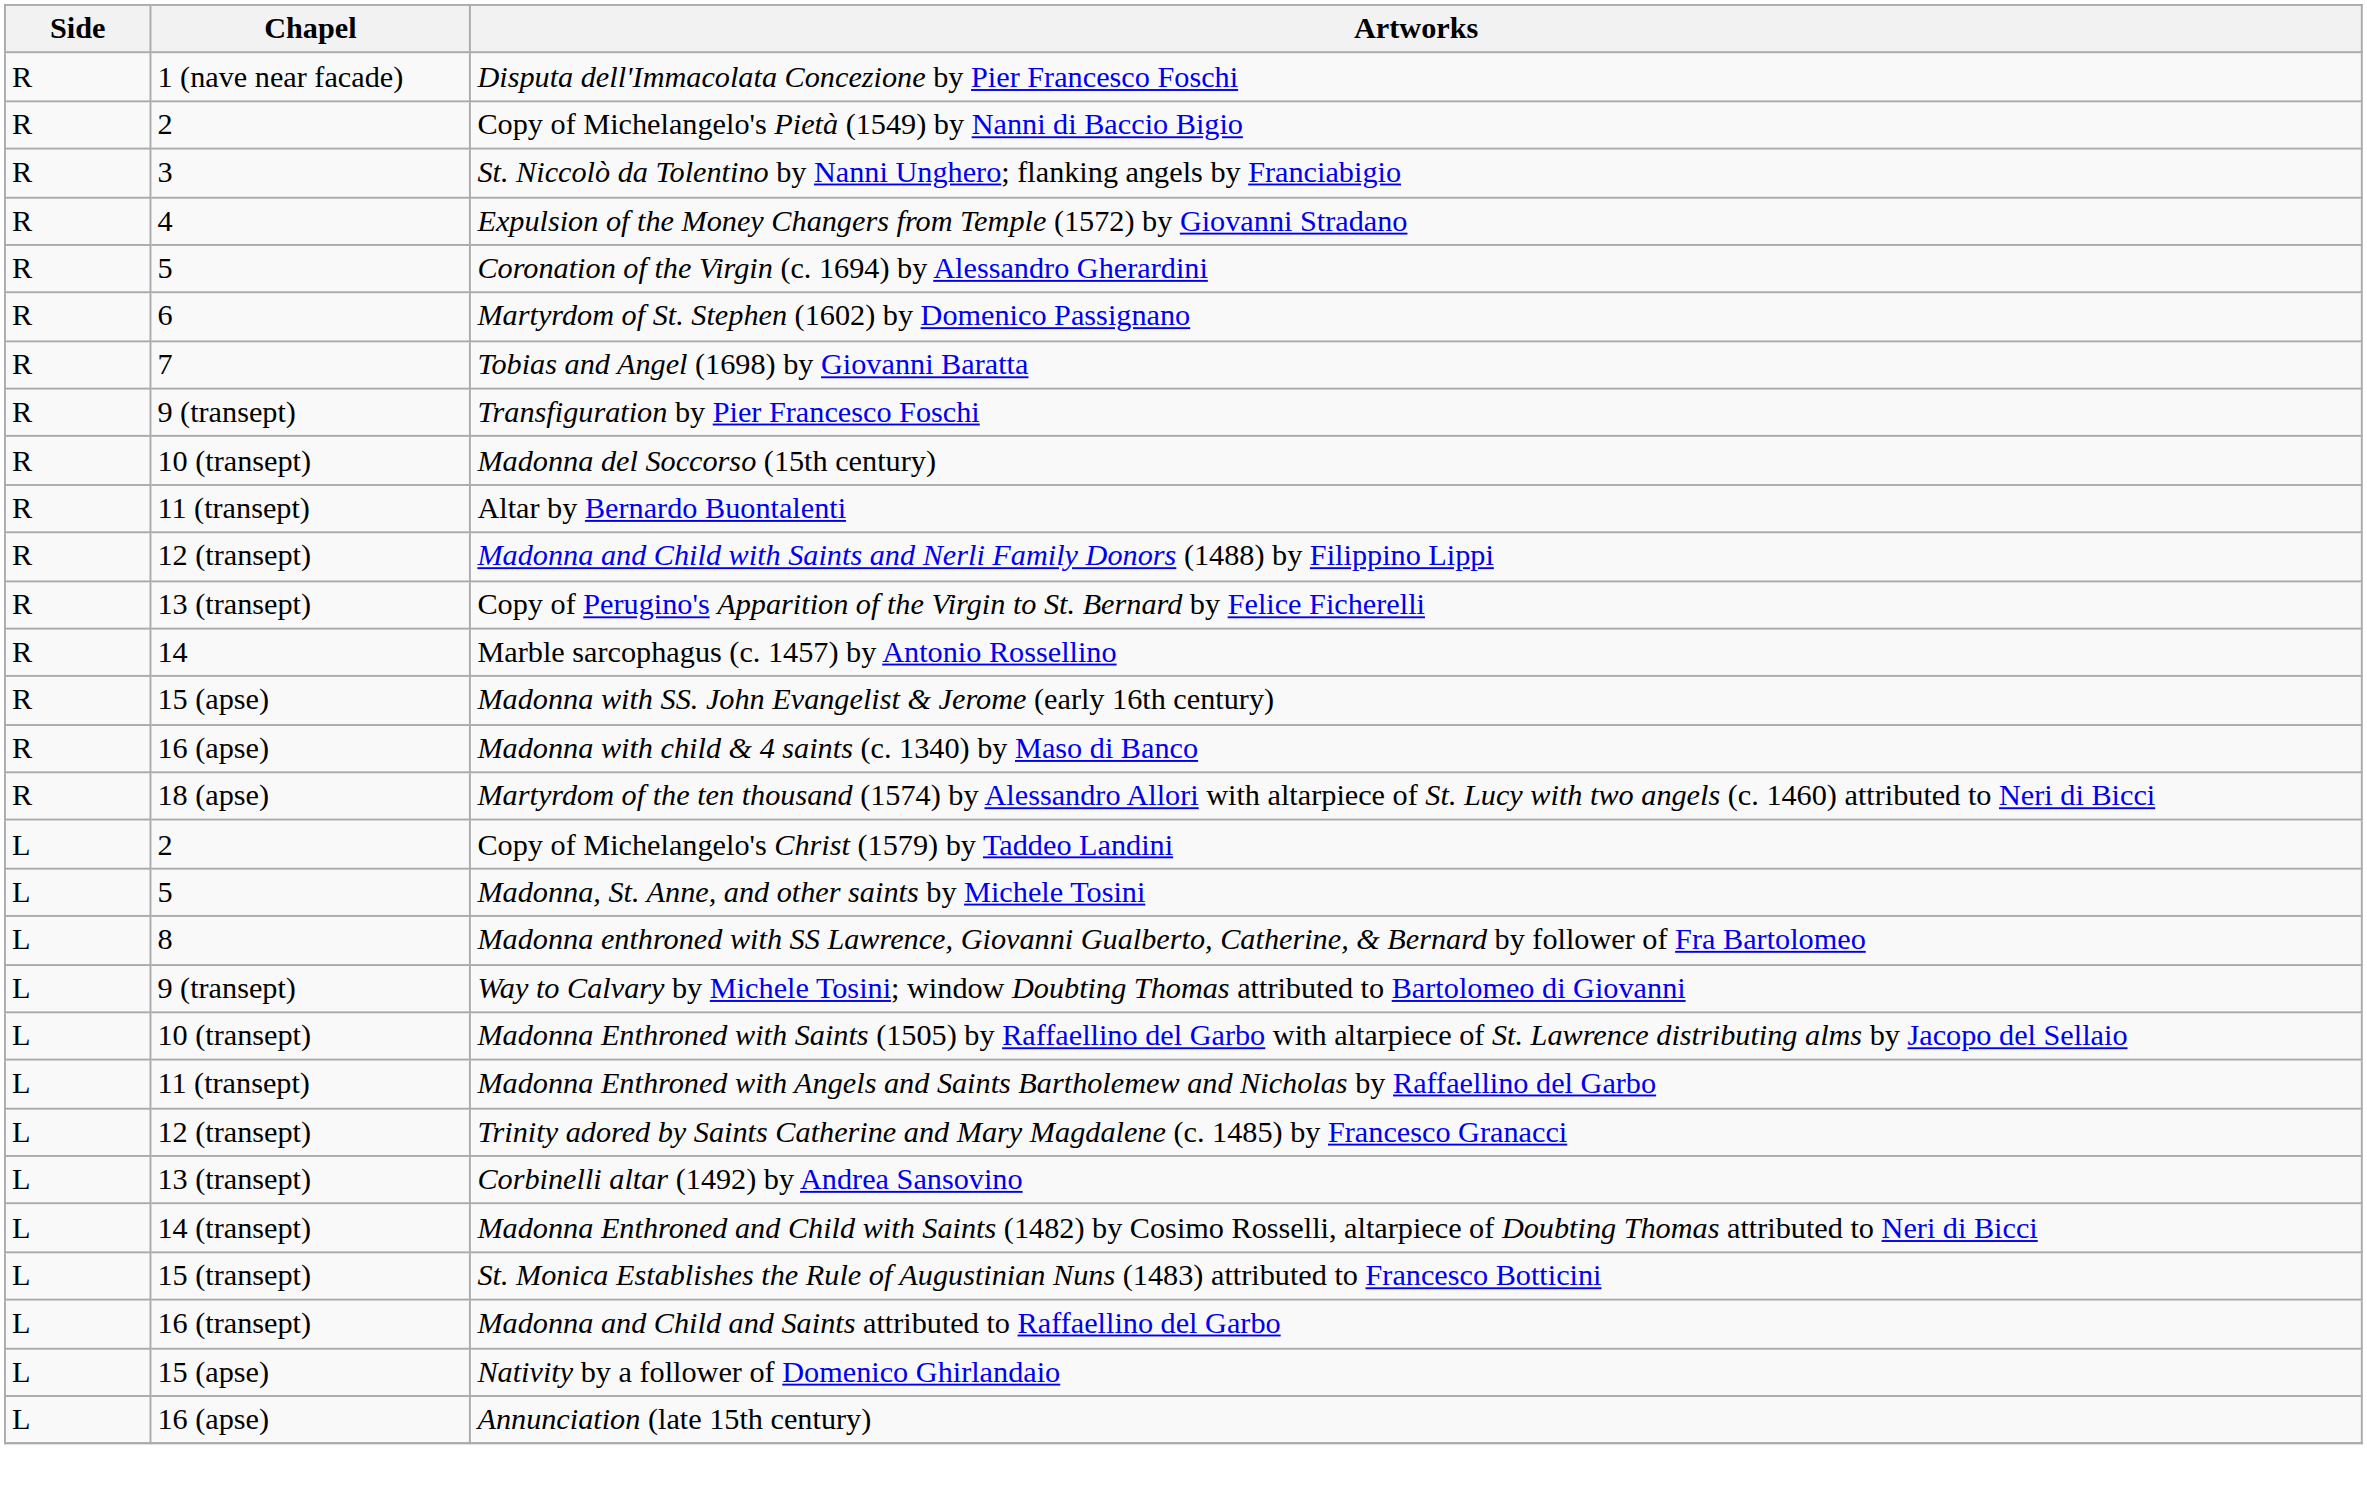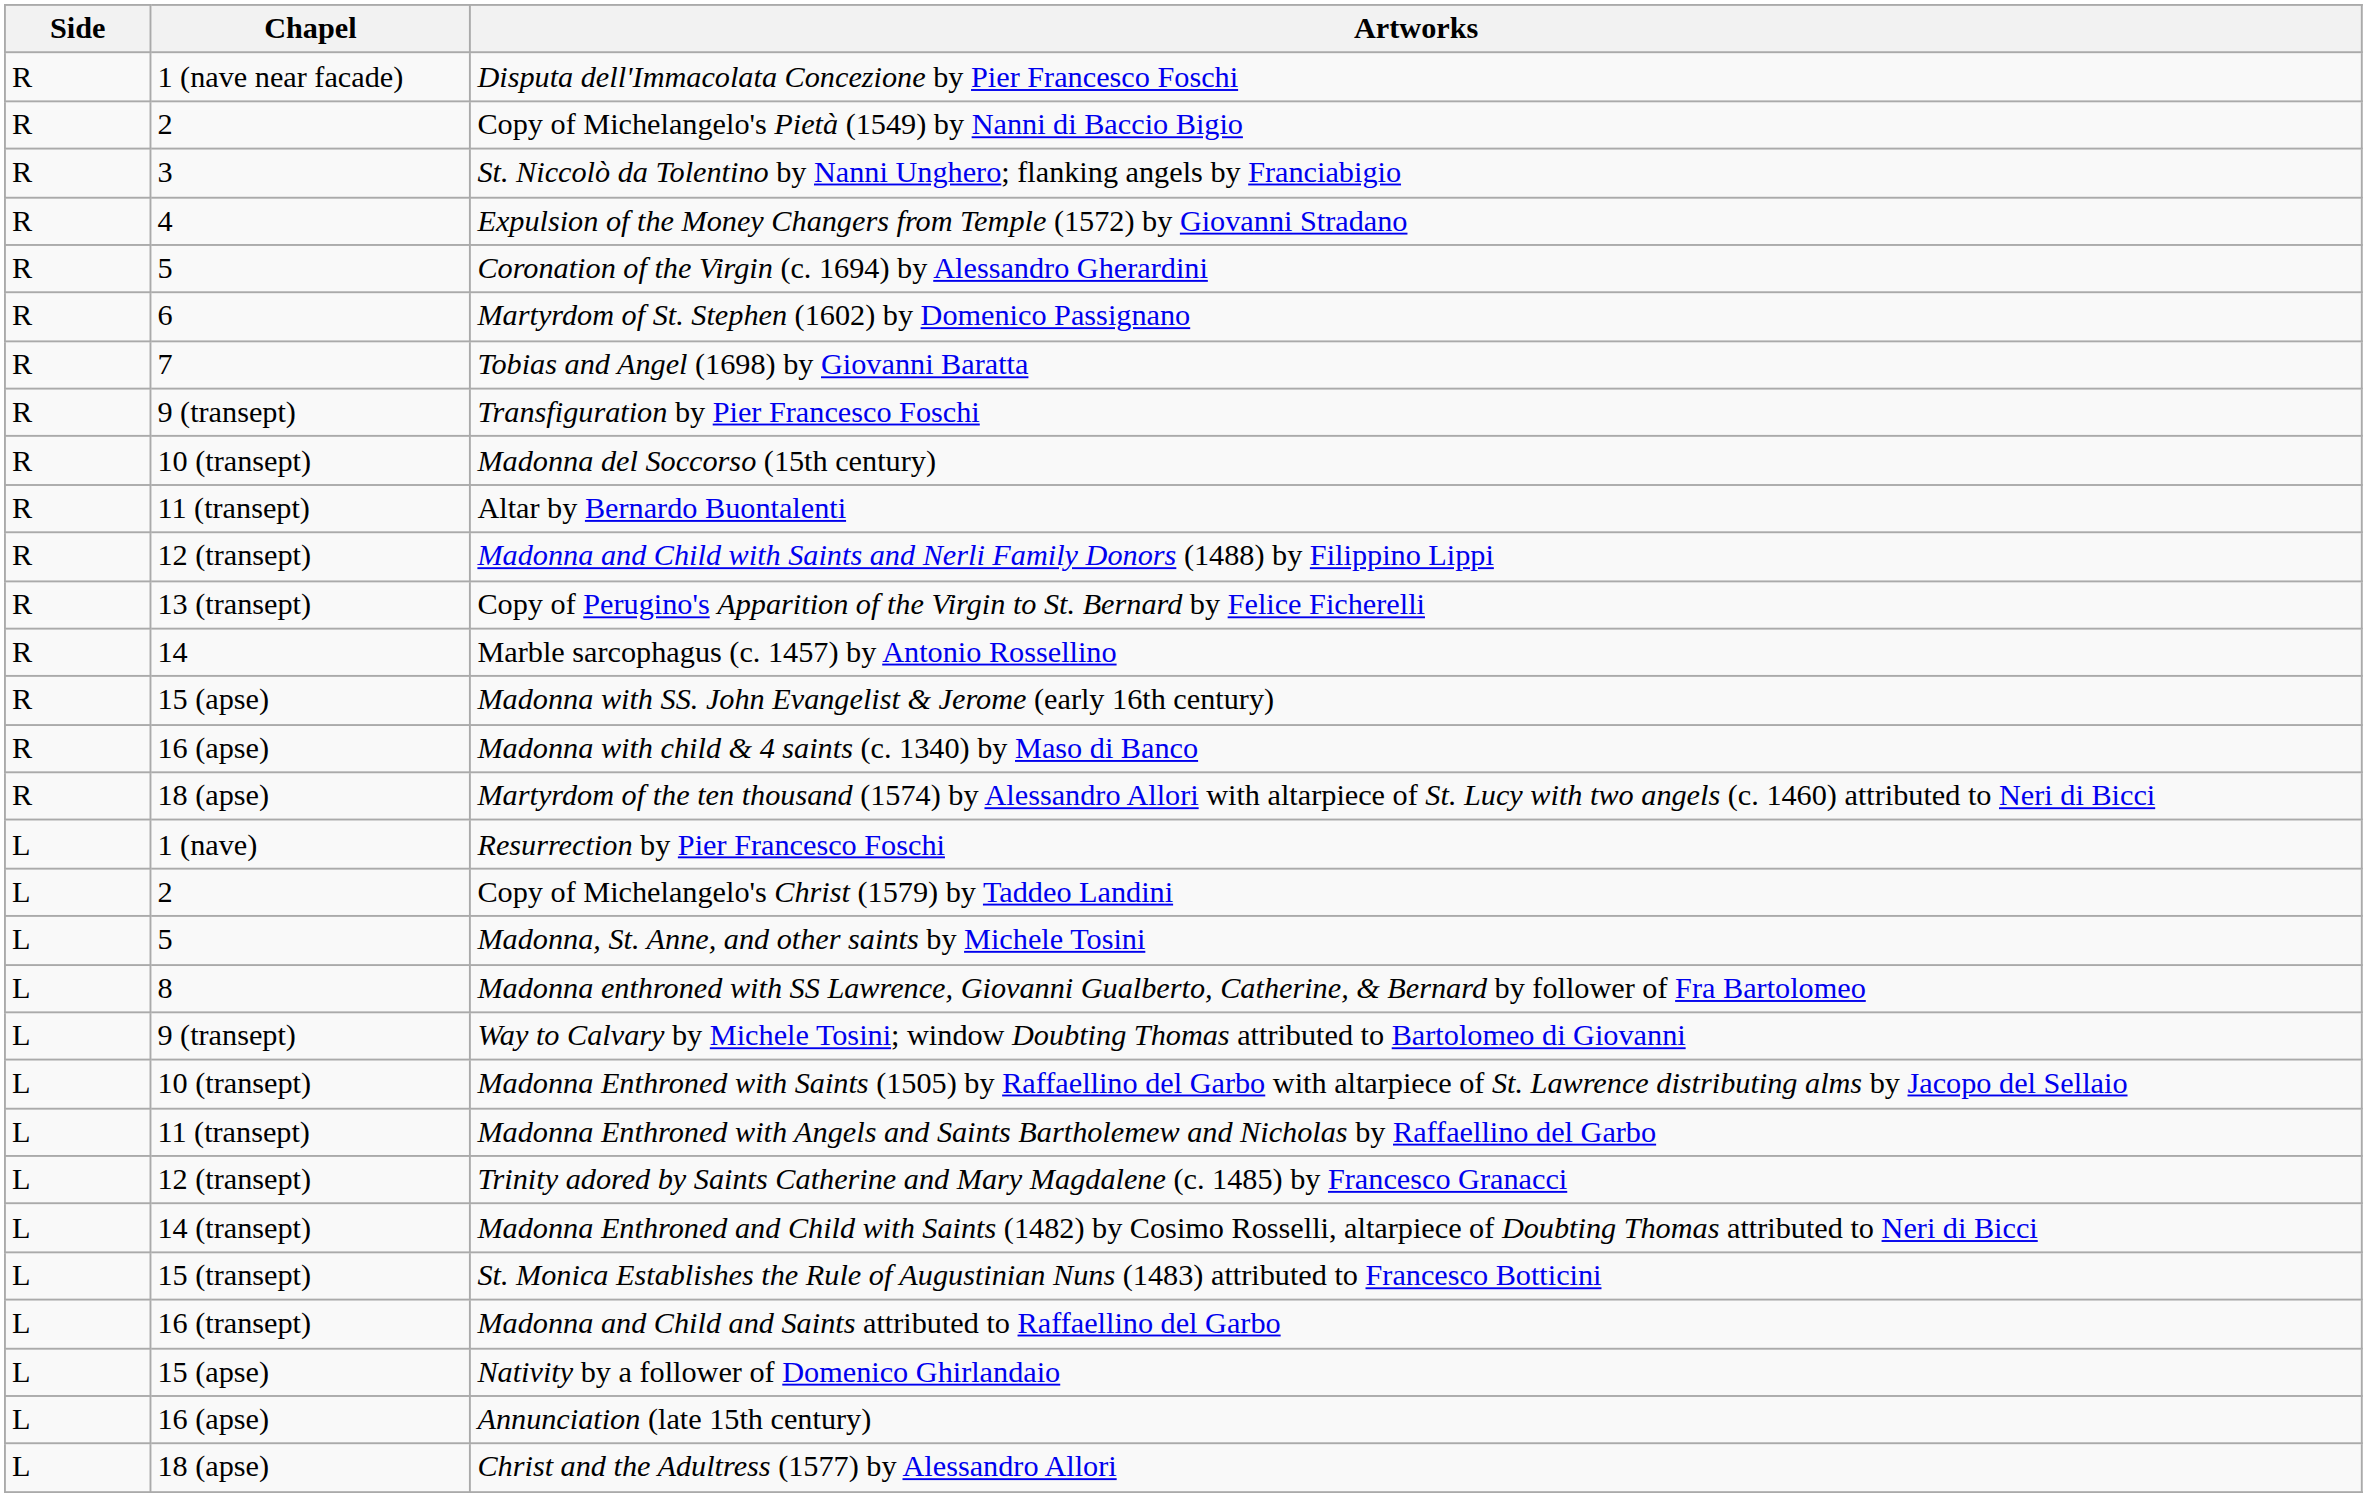+ row: (711, 843)
- row: (750, 1179)
+ row: (797, 1467)
